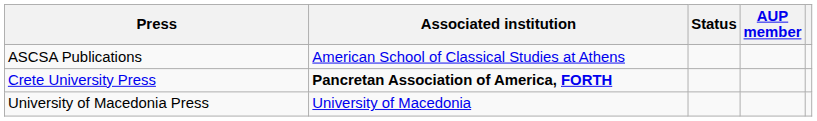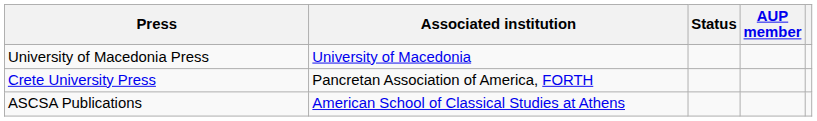rows swapped: (75, 56) <-> (108, 103)
(462, 80) bold -> (453, 80) normal
